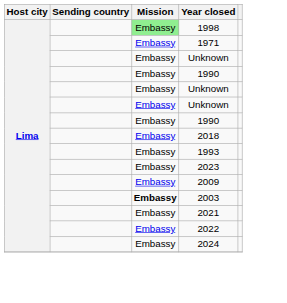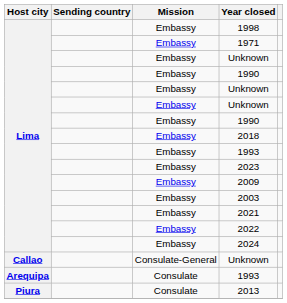(155, 27) lightgreen background -> (176, 27) no background
(155, 197) bold -> (176, 197) normal
+ row: (28, 259)
+ row: (28, 275)
+ row: (28, 290)
